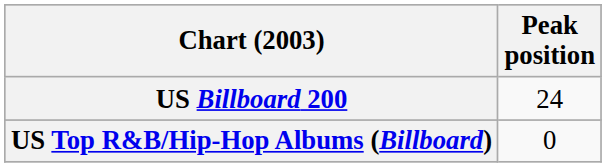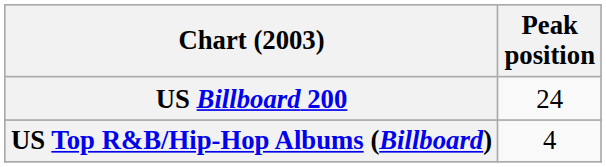(550, 140) 0 -> (550, 140) 4
